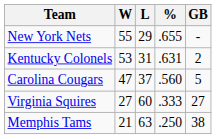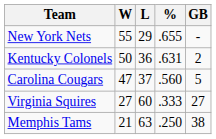(125, 58) 53 -> (125, 58) 50
(145, 58) 31 -> (145, 58) 36
